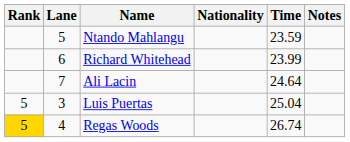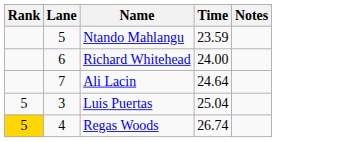- column: (230, 15)
(286, 59) 23.99 -> (213, 59) 24.00
